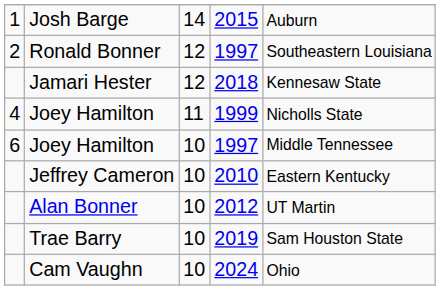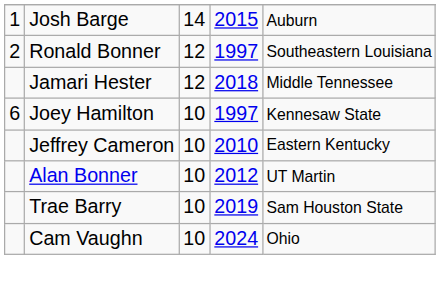(324, 83) Kennesaw State -> (330, 83) Middle Tennessee
- row: (92, 113)
(330, 145) Middle Tennessee -> (324, 114) Kennesaw State
